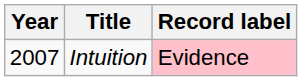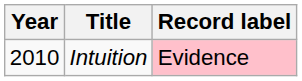(35, 57) 2007 -> (35, 57) 2010
